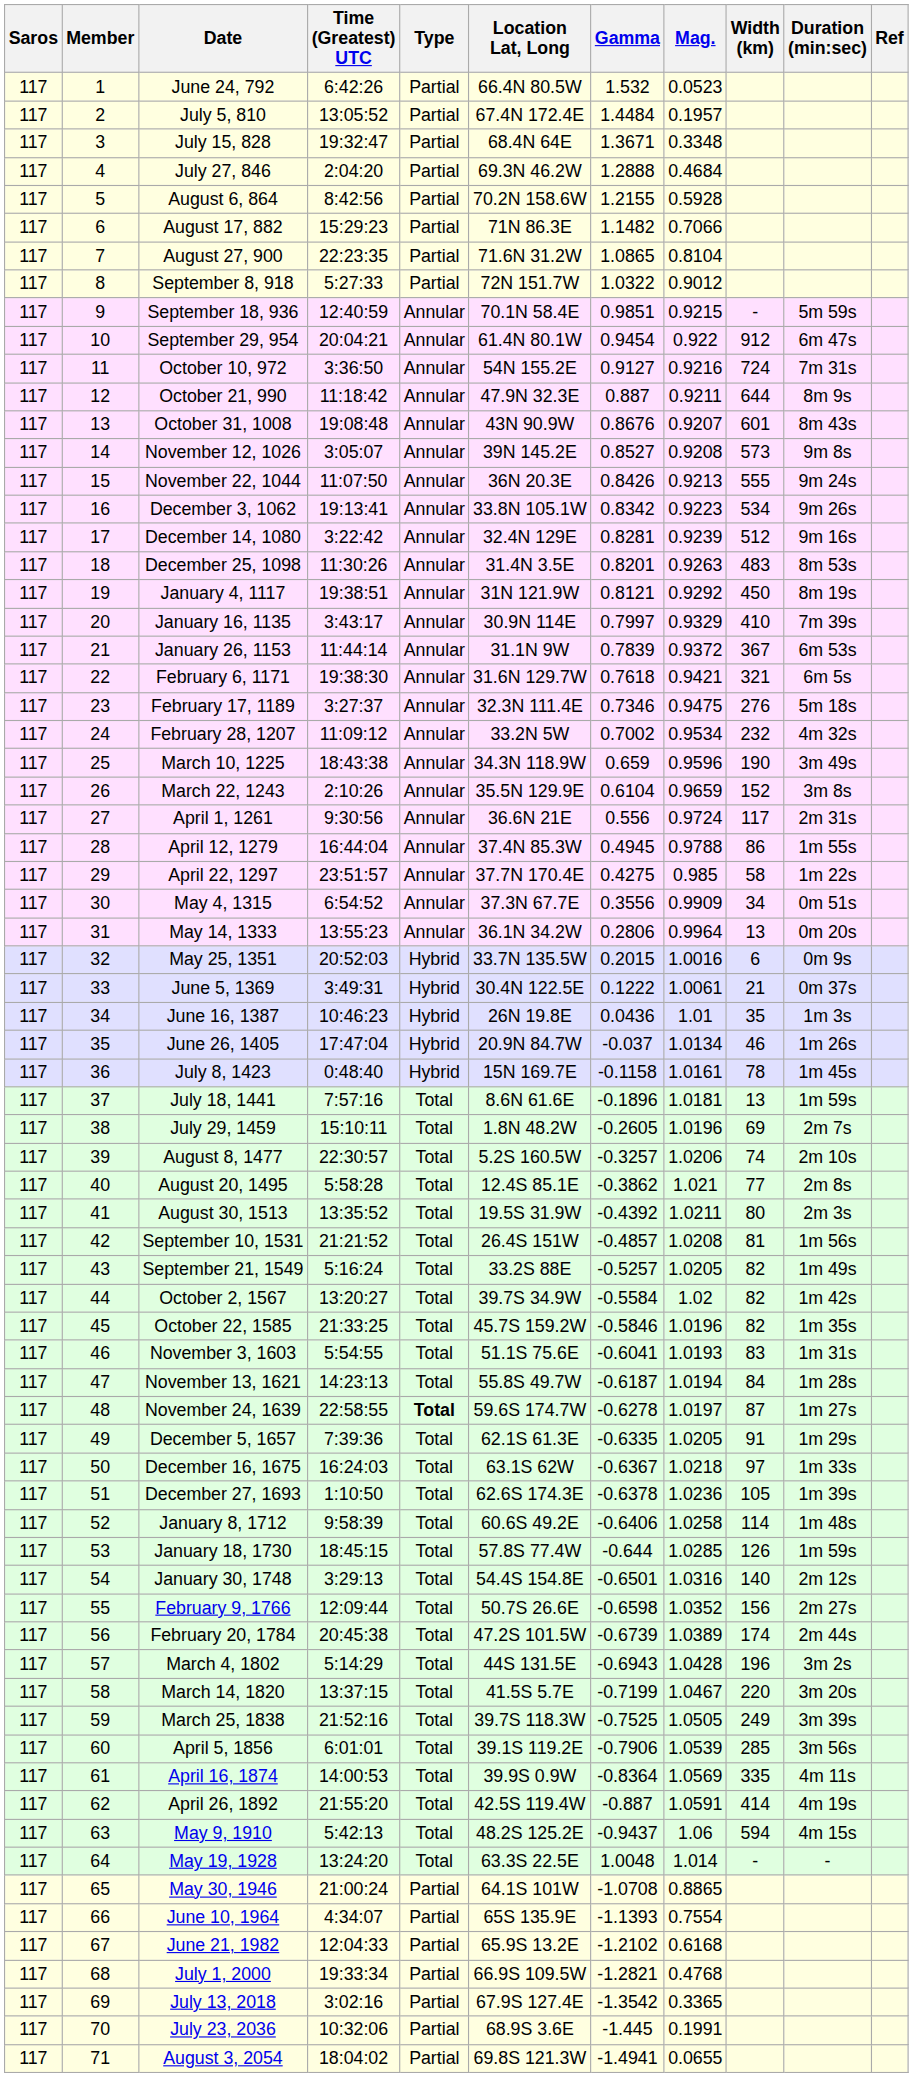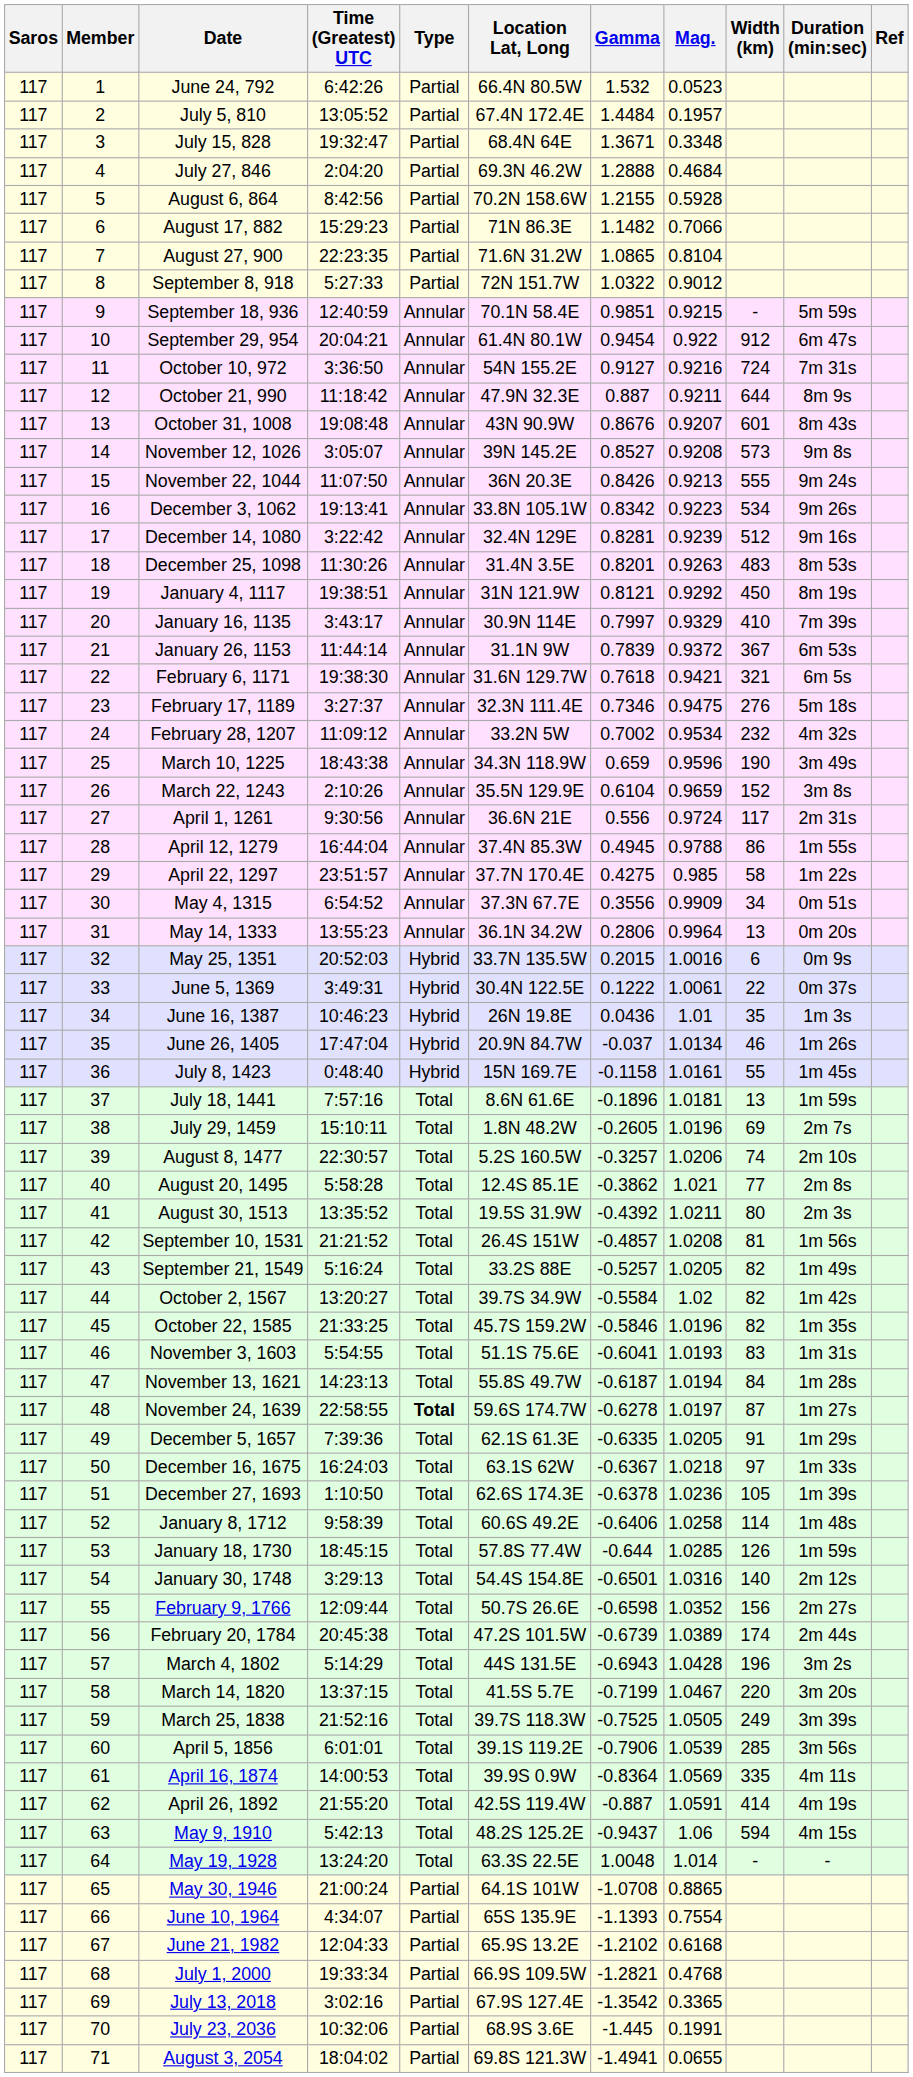(755, 988) 21 -> (755, 988) 22
(755, 1072) 78 -> (755, 1072) 55
